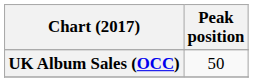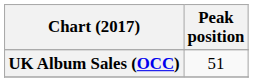(216, 63) 50 -> (216, 63) 51
